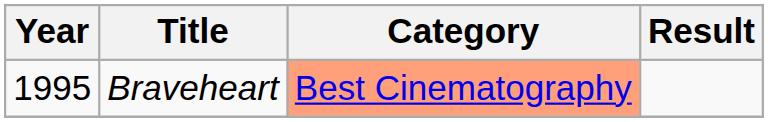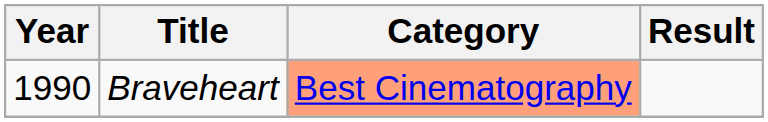(52, 87) 1995 -> (52, 87) 1990
